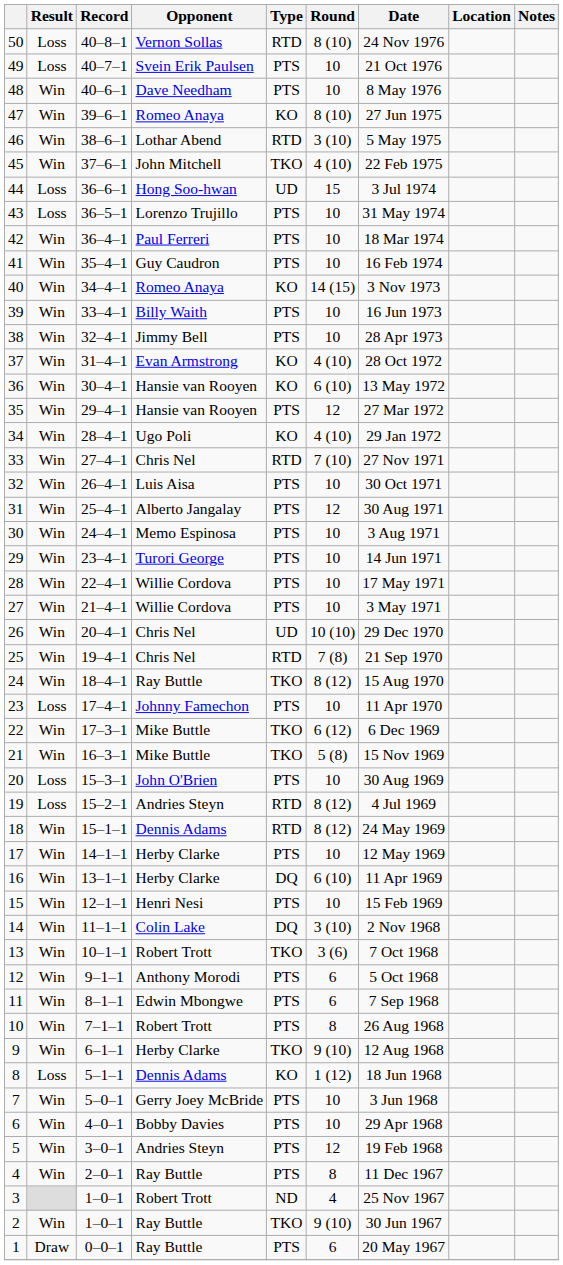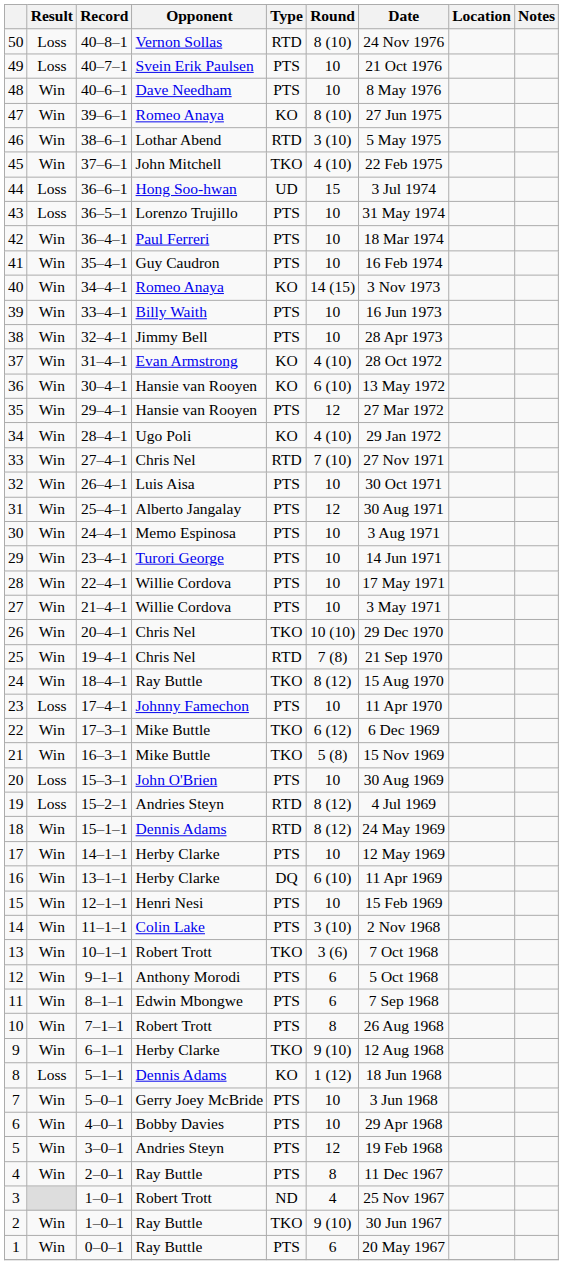(287, 632) UD -> (287, 632) TKO
(287, 927) DQ -> (287, 927) PTS
(52, 1247) Draw -> (52, 1247) Win
